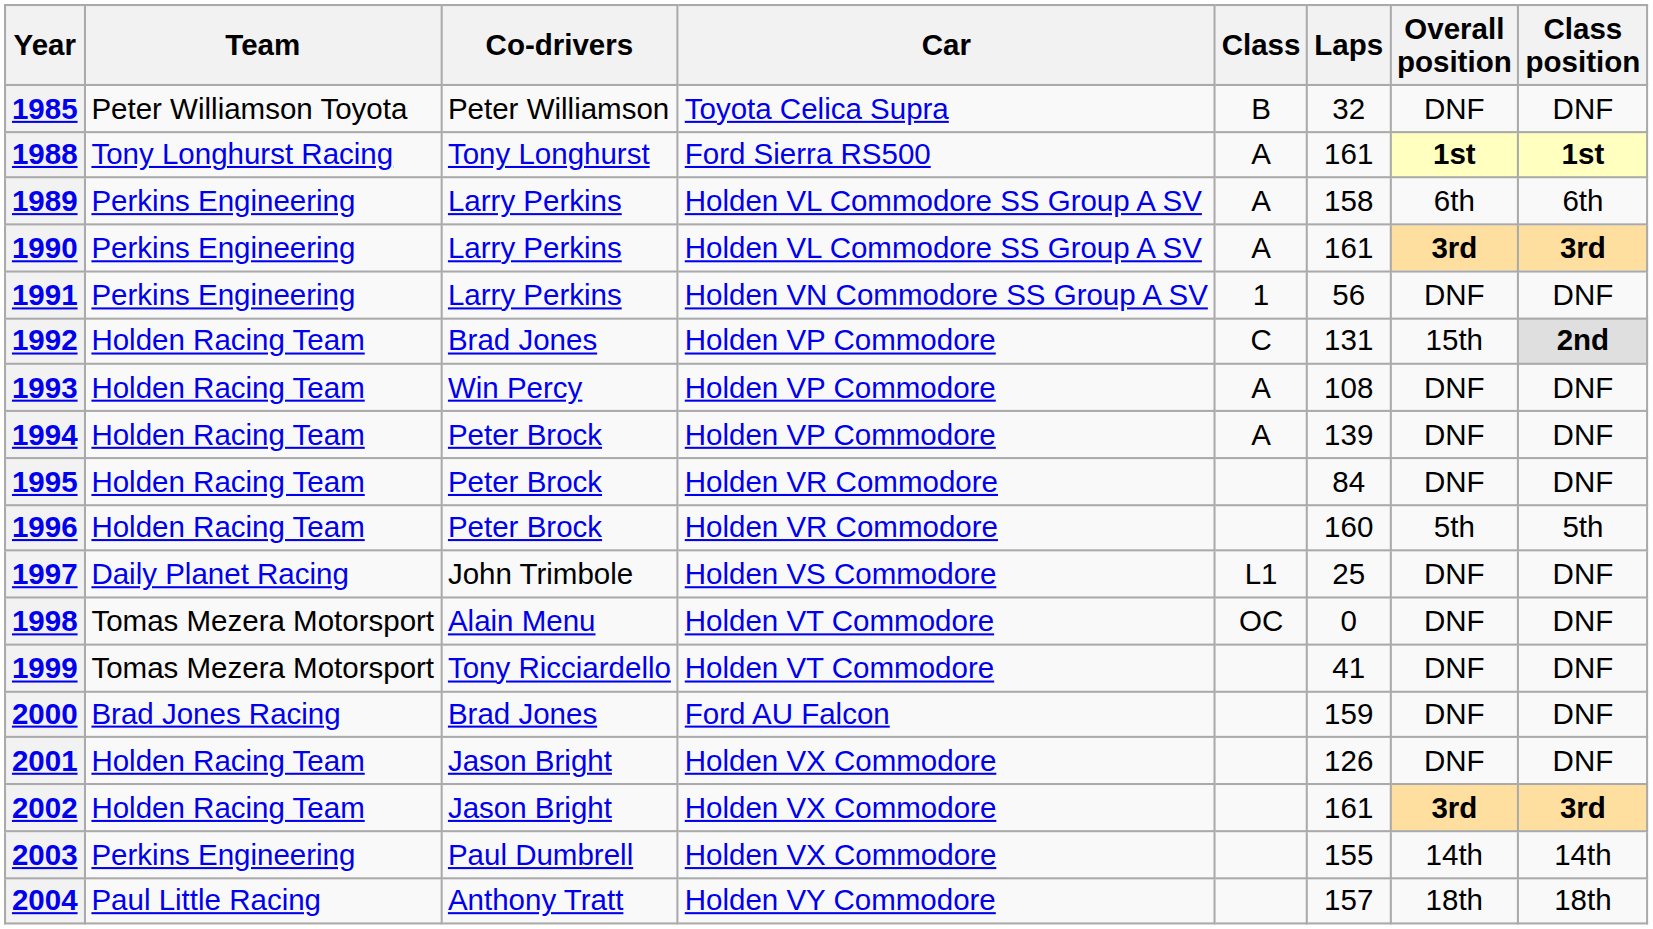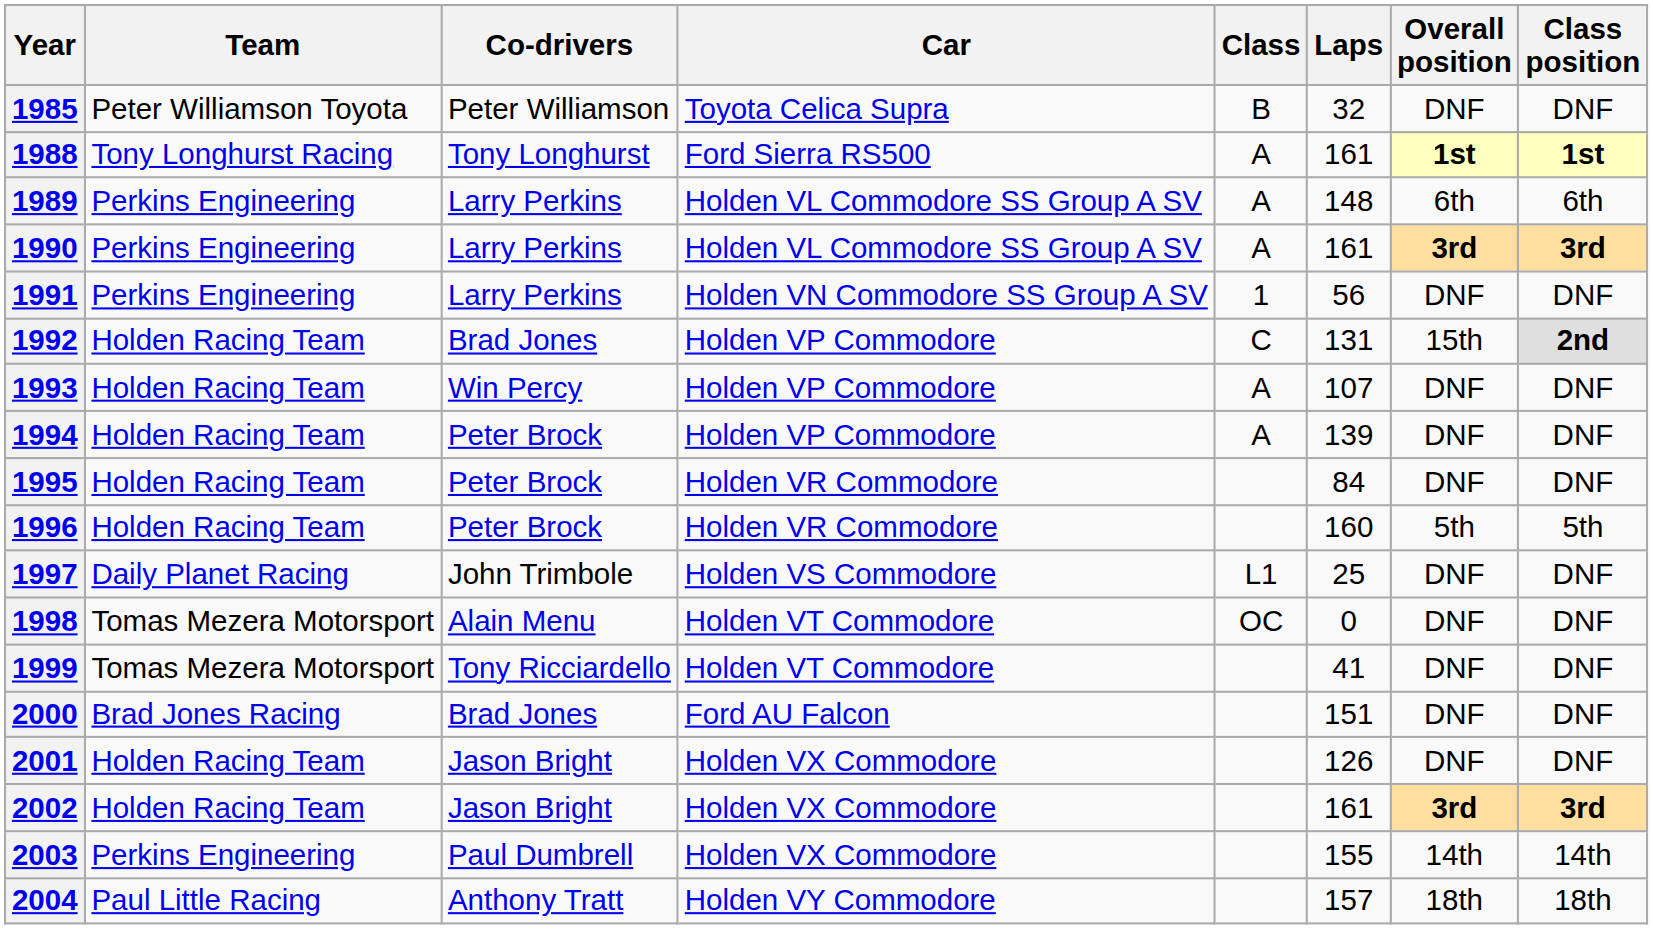(1349, 201) 158 -> (1349, 201) 148
(1349, 388) 108 -> (1349, 388) 107
(1349, 714) 159 -> (1349, 714) 151
